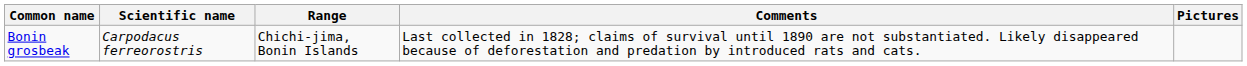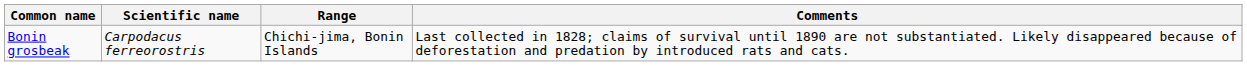- column: (1208, 15)
